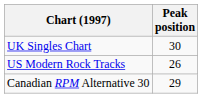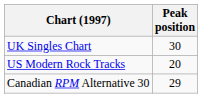(175, 64) 26 -> (175, 64) 20
